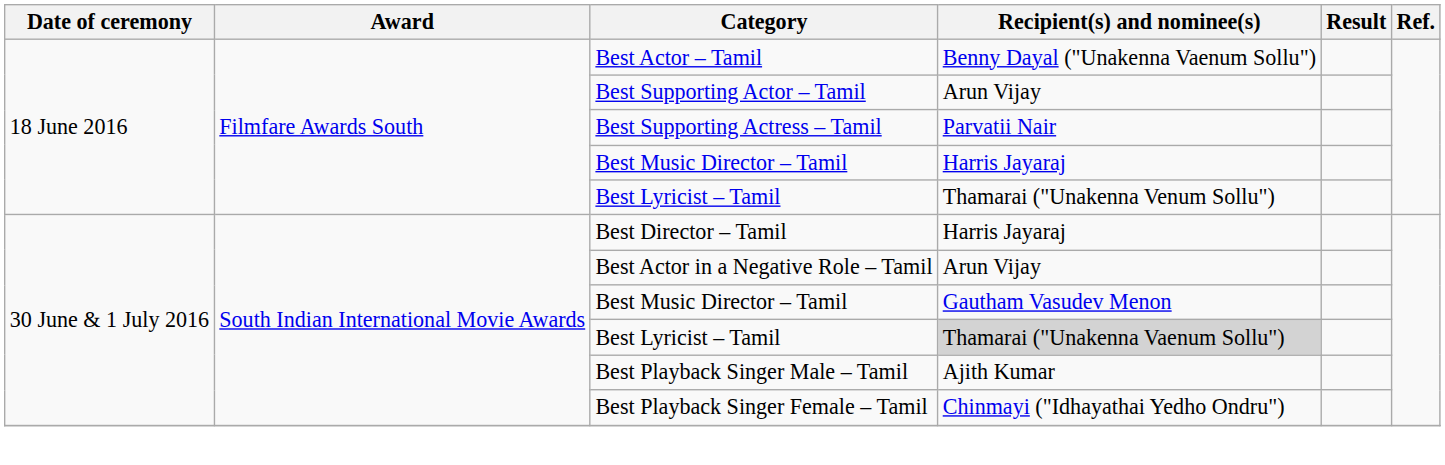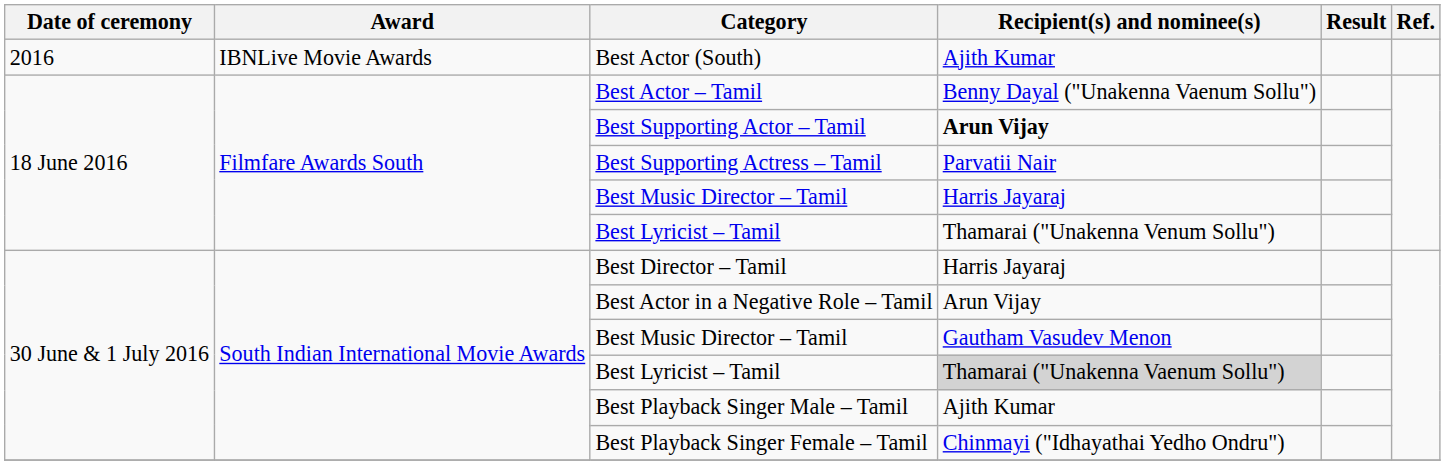+ row: (32, 57)
(992, 92) normal -> (996, 127) bold
